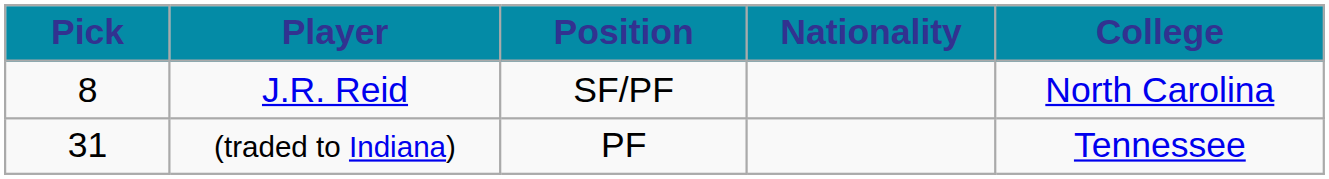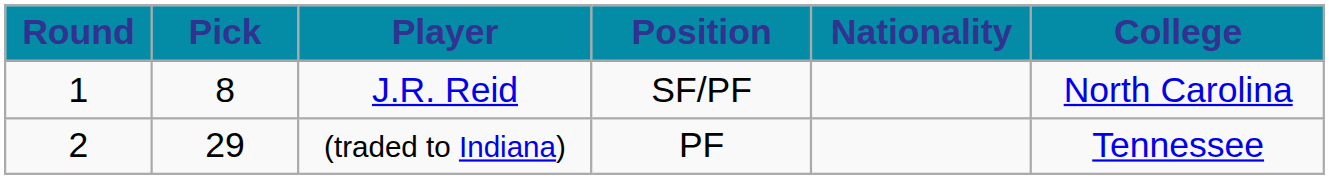+ column: (78, 32)
(88, 145) 31 -> (225, 145) 29
